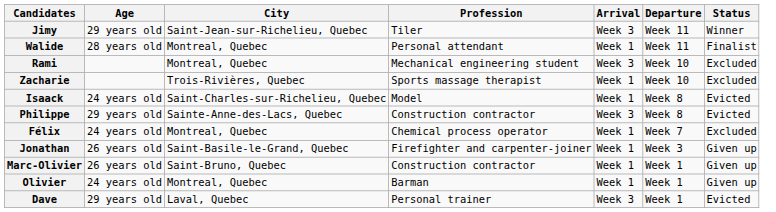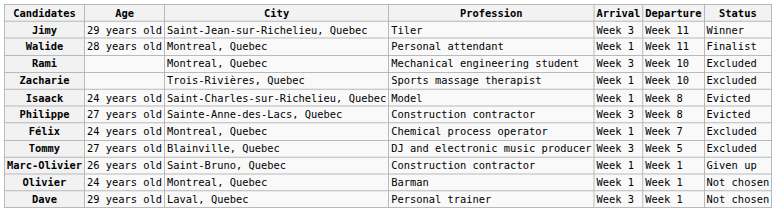(125, 115) 29 years old -> (125, 115) 27 years old
+ row: (44, 148)
- row: (44, 148)
(732, 182) Given up -> (738, 182) Not chosen
(728, 199) Evicted -> (738, 199) Not chosen
